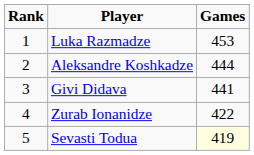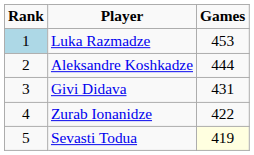(26, 41) no background -> (26, 41) lightblue background
(223, 89) 441 -> (223, 89) 431
